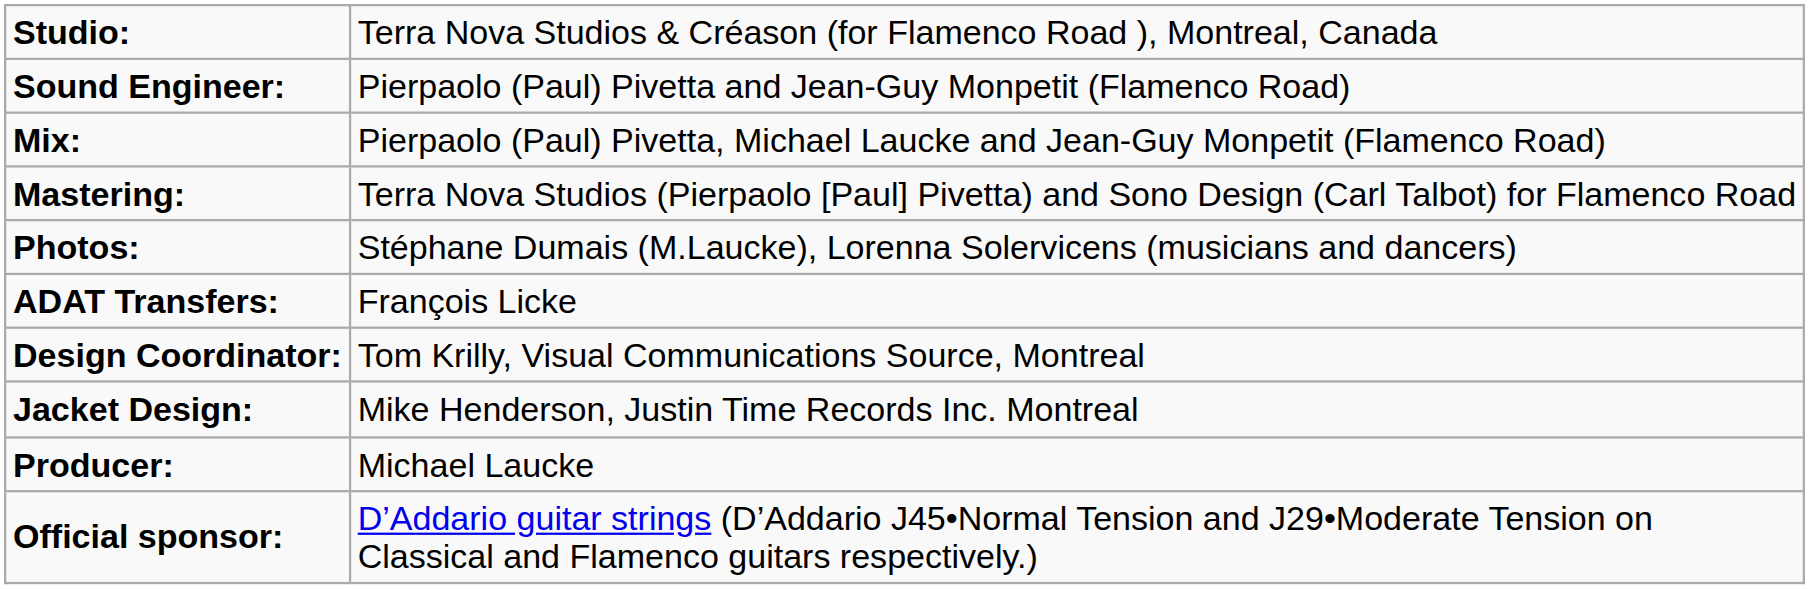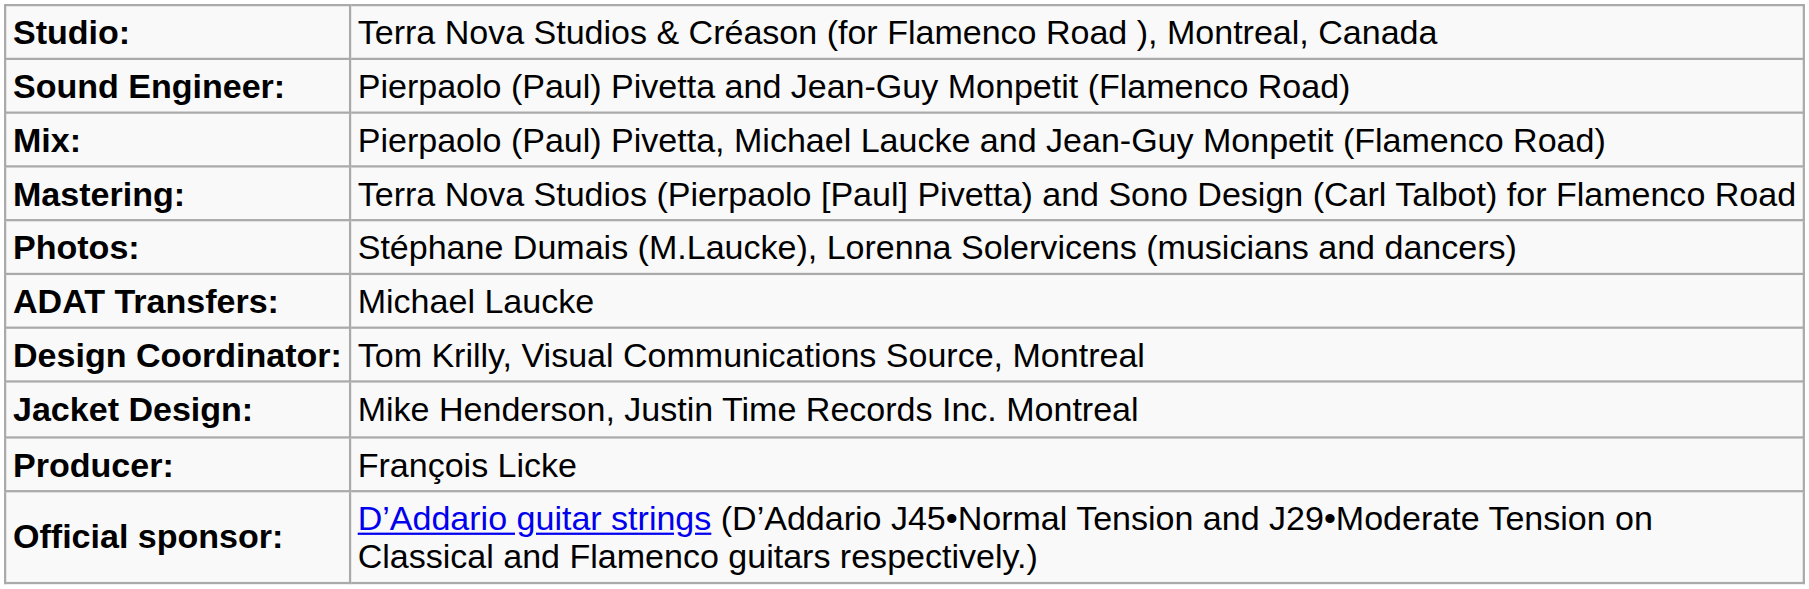(467, 302) François Licke -> (476, 302) Michael Laucke
(476, 463) Michael Laucke -> (467, 463) François Licke
